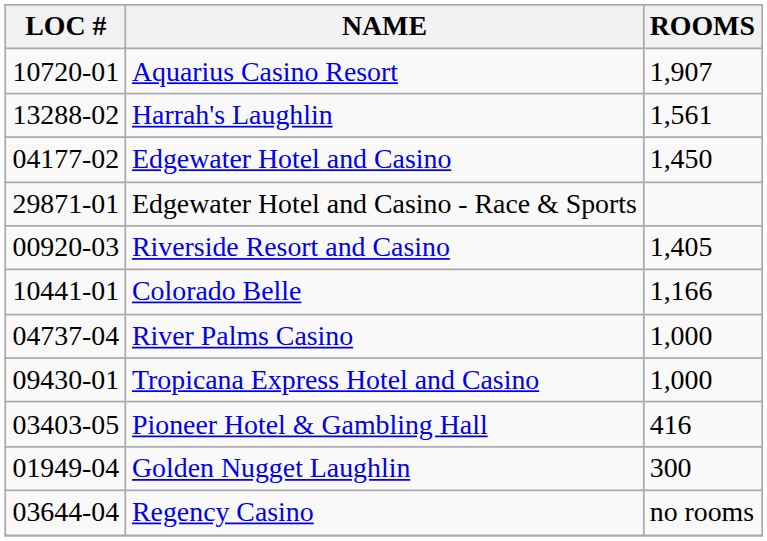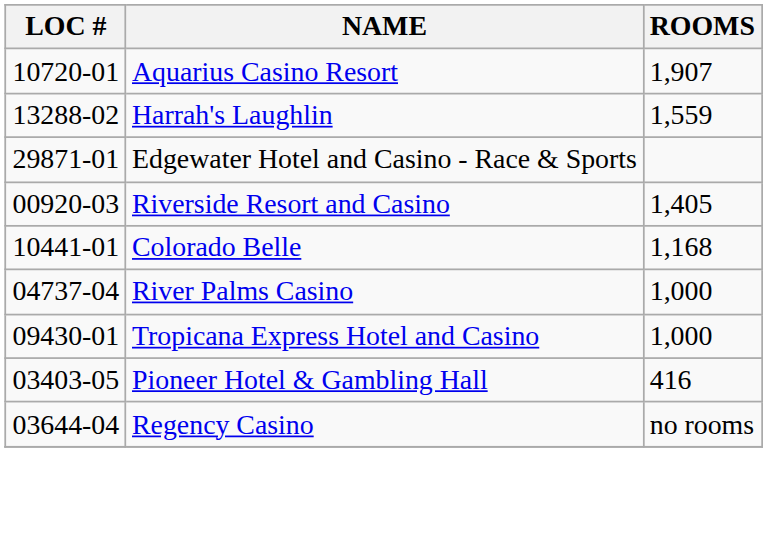(681, 114) 1,561 -> (681, 114) 1,559
- row: (292, 159)
(681, 291) 1,166 -> (681, 247) 1,168
- row: (271, 468)
